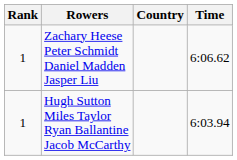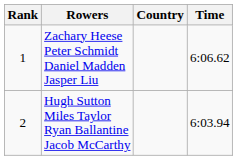(23, 122) 1 -> (23, 122) 2
